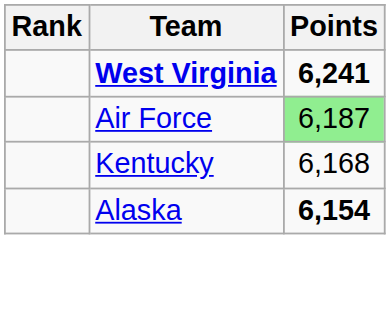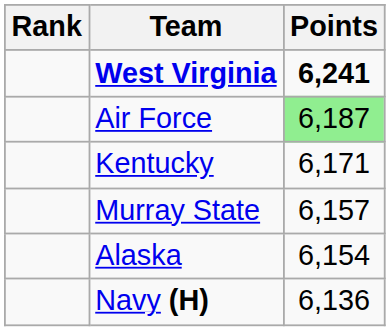(334, 164) 6,168 -> (334, 164) 6,171
+ row: (178, 210)
(334, 210) bold -> (334, 255) normal
+ row: (152, 301)
